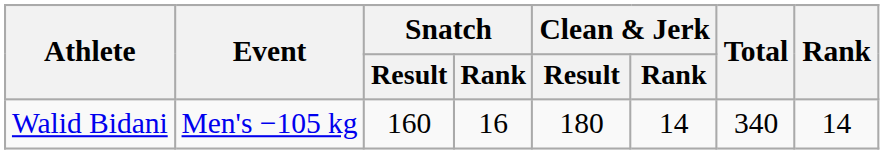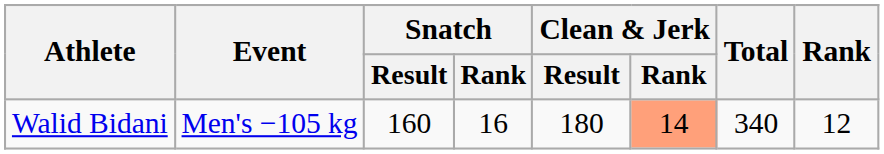(674, 123) no background -> (674, 123) lightsalmon background
(837, 123) 14 -> (837, 123) 12
